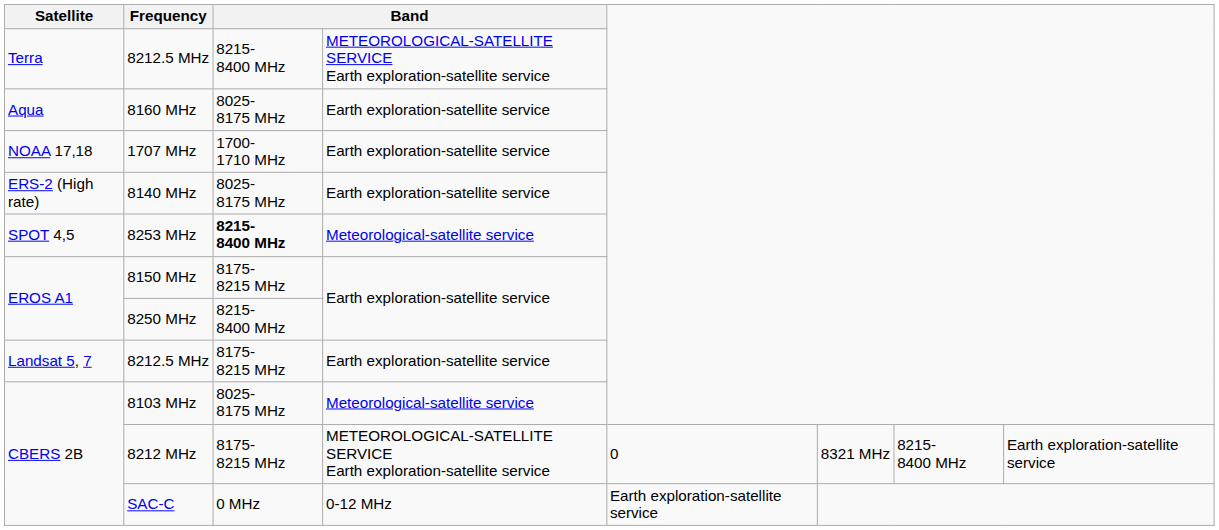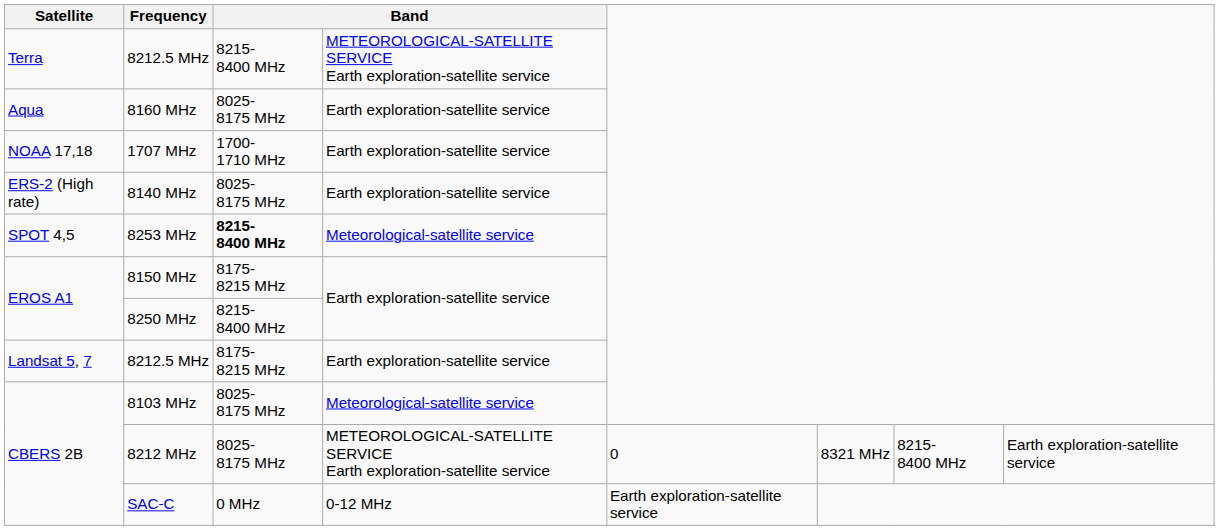(251, 453) 8175-8215 MHz -> (251, 453) 8025-8175 MHz
